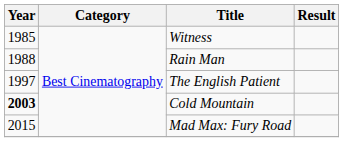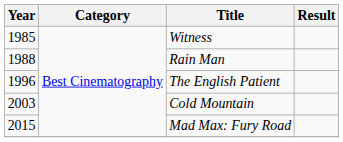(22, 81) 1997 -> (22, 81) 1996
(22, 103) bold -> (22, 103) normal
